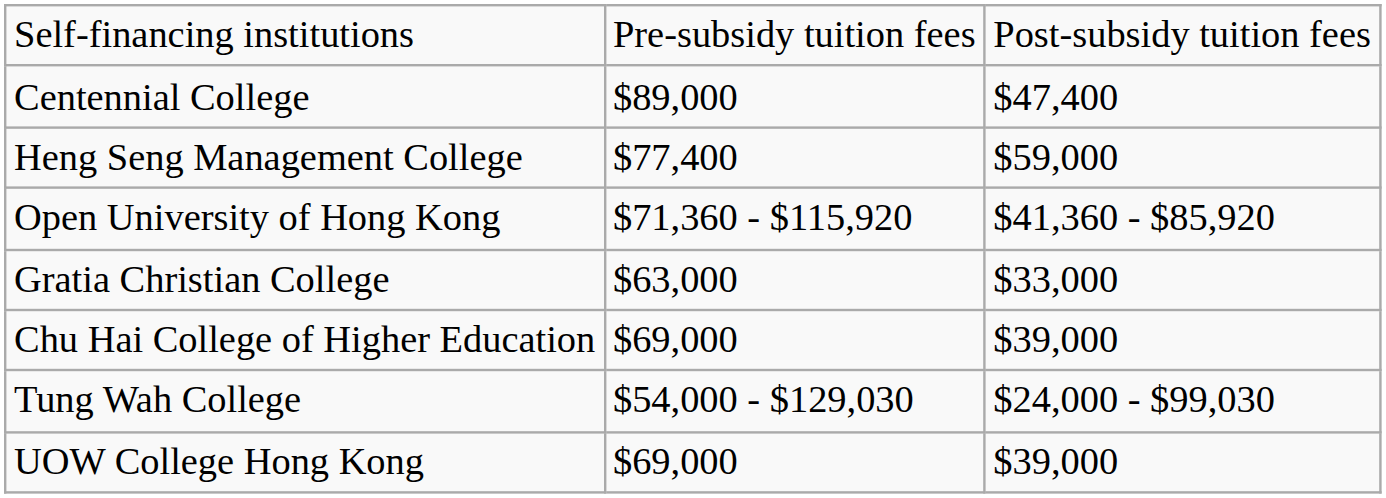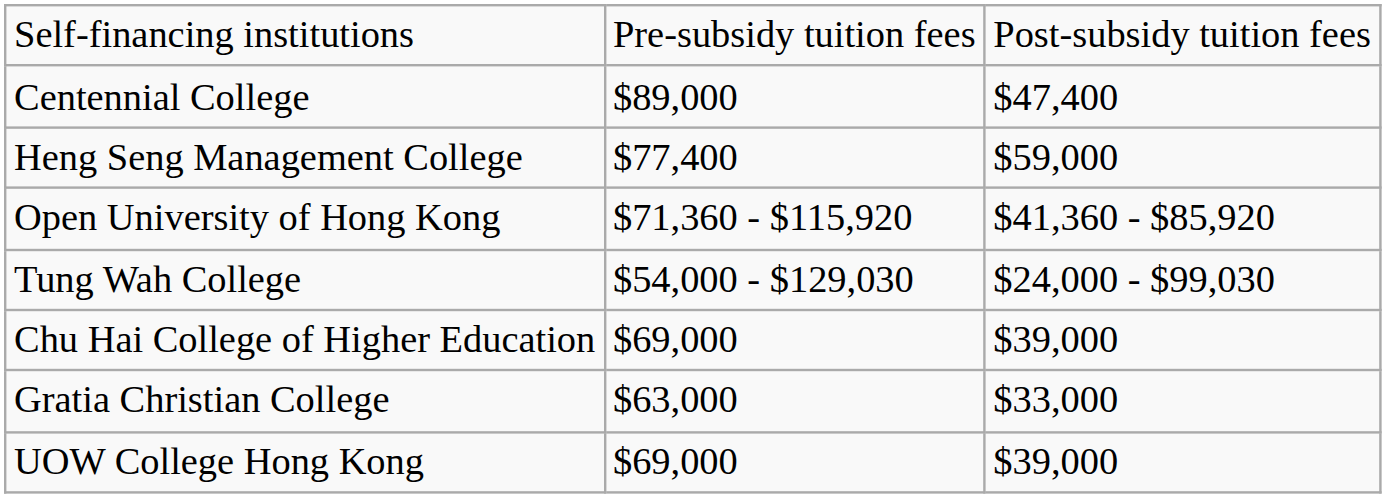rows swapped: (158, 400) <-> (202, 278)
